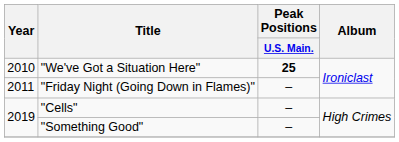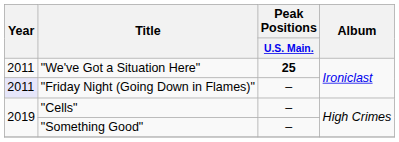(21, 68) 2010 -> (21, 68) 2011
(21, 87) no background -> (21, 87) lavender background
